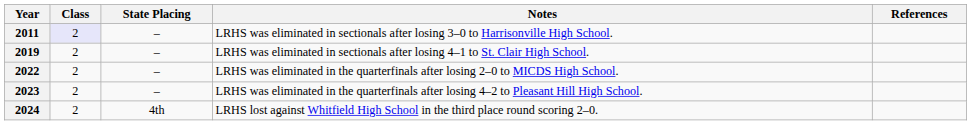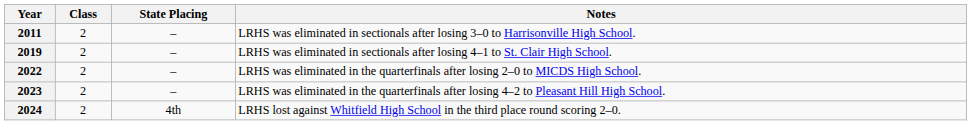- column: (919, 14)
(75, 33) lavender background -> (83, 33) no background
